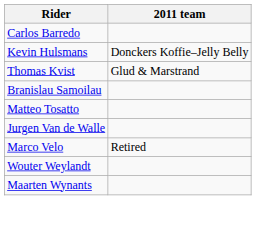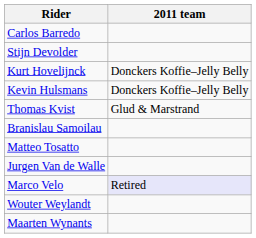+ row: (42, 52)
+ row: (46, 71)
(128, 147) no background -> (128, 185) lavender background
